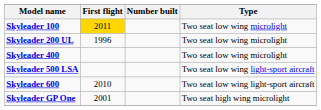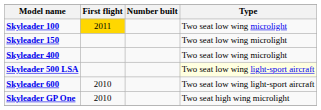+ row: (33, 41)
- row: (40, 41)
(248, 70) no background -> (248, 70) lightyellow background
(103, 99) 2001 -> (103, 99) 2010
